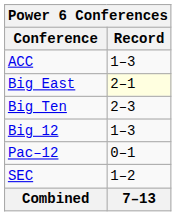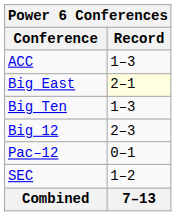(123, 108) 2–3 -> (123, 108) 1–3
(123, 130) 1–3 -> (123, 130) 2–3
